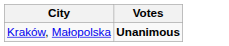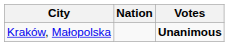+ column: (134, 13)
